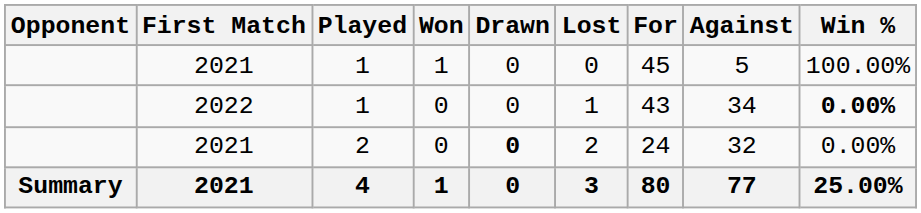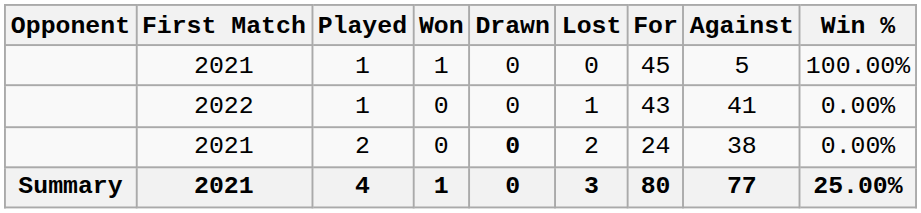(742, 106) 34 -> (742, 106) 41
(858, 106) bold -> (858, 106) normal
(742, 147) 32 -> (742, 147) 38
